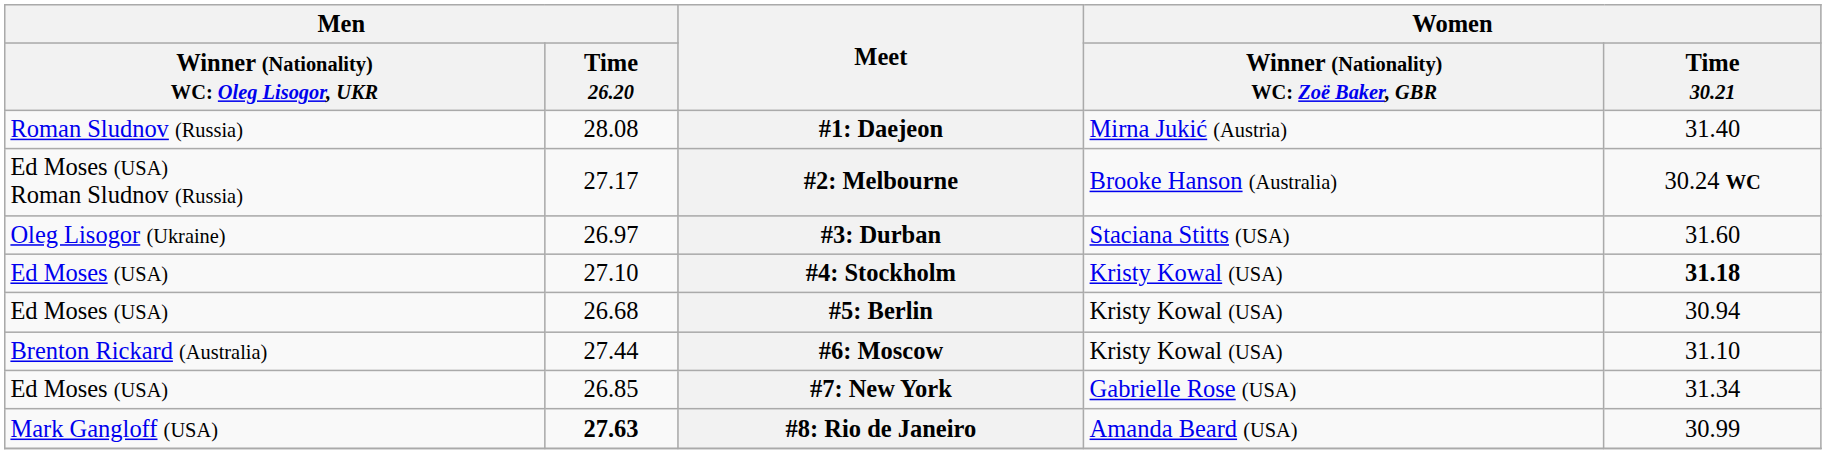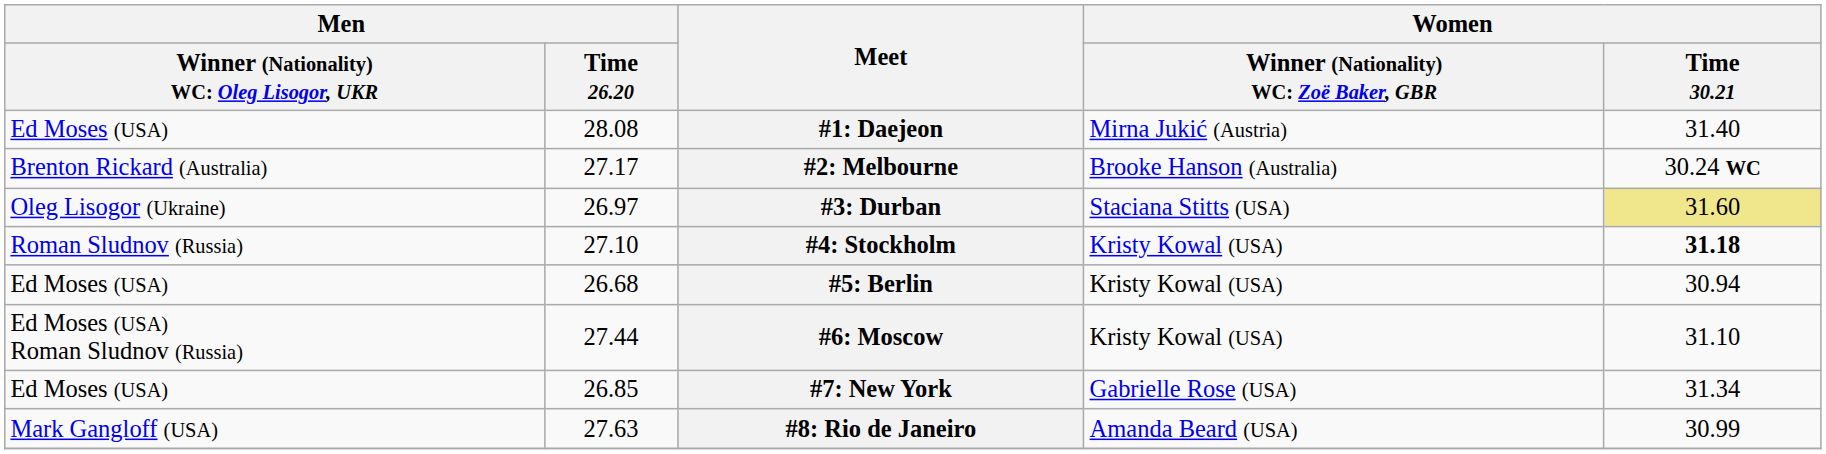(127, 129) Roman Sludnov (Russia) -> (89, 129) Ed Moses (USA)
(127, 181) Ed Moses (USA) Roman Sludnov (Russia) -> (139, 167) Brenton Rickard (Australia)
(1713, 234) no background -> (1713, 206) khaki background
(89, 273) Ed Moses (USA) -> (127, 245) Roman Sludnov (Russia)
(139, 350) Brenton Rickard (Australia) -> (127, 336) Ed Moses (USA) Roman Sludnov (Russia)
(611, 428) bold -> (611, 428) normal
